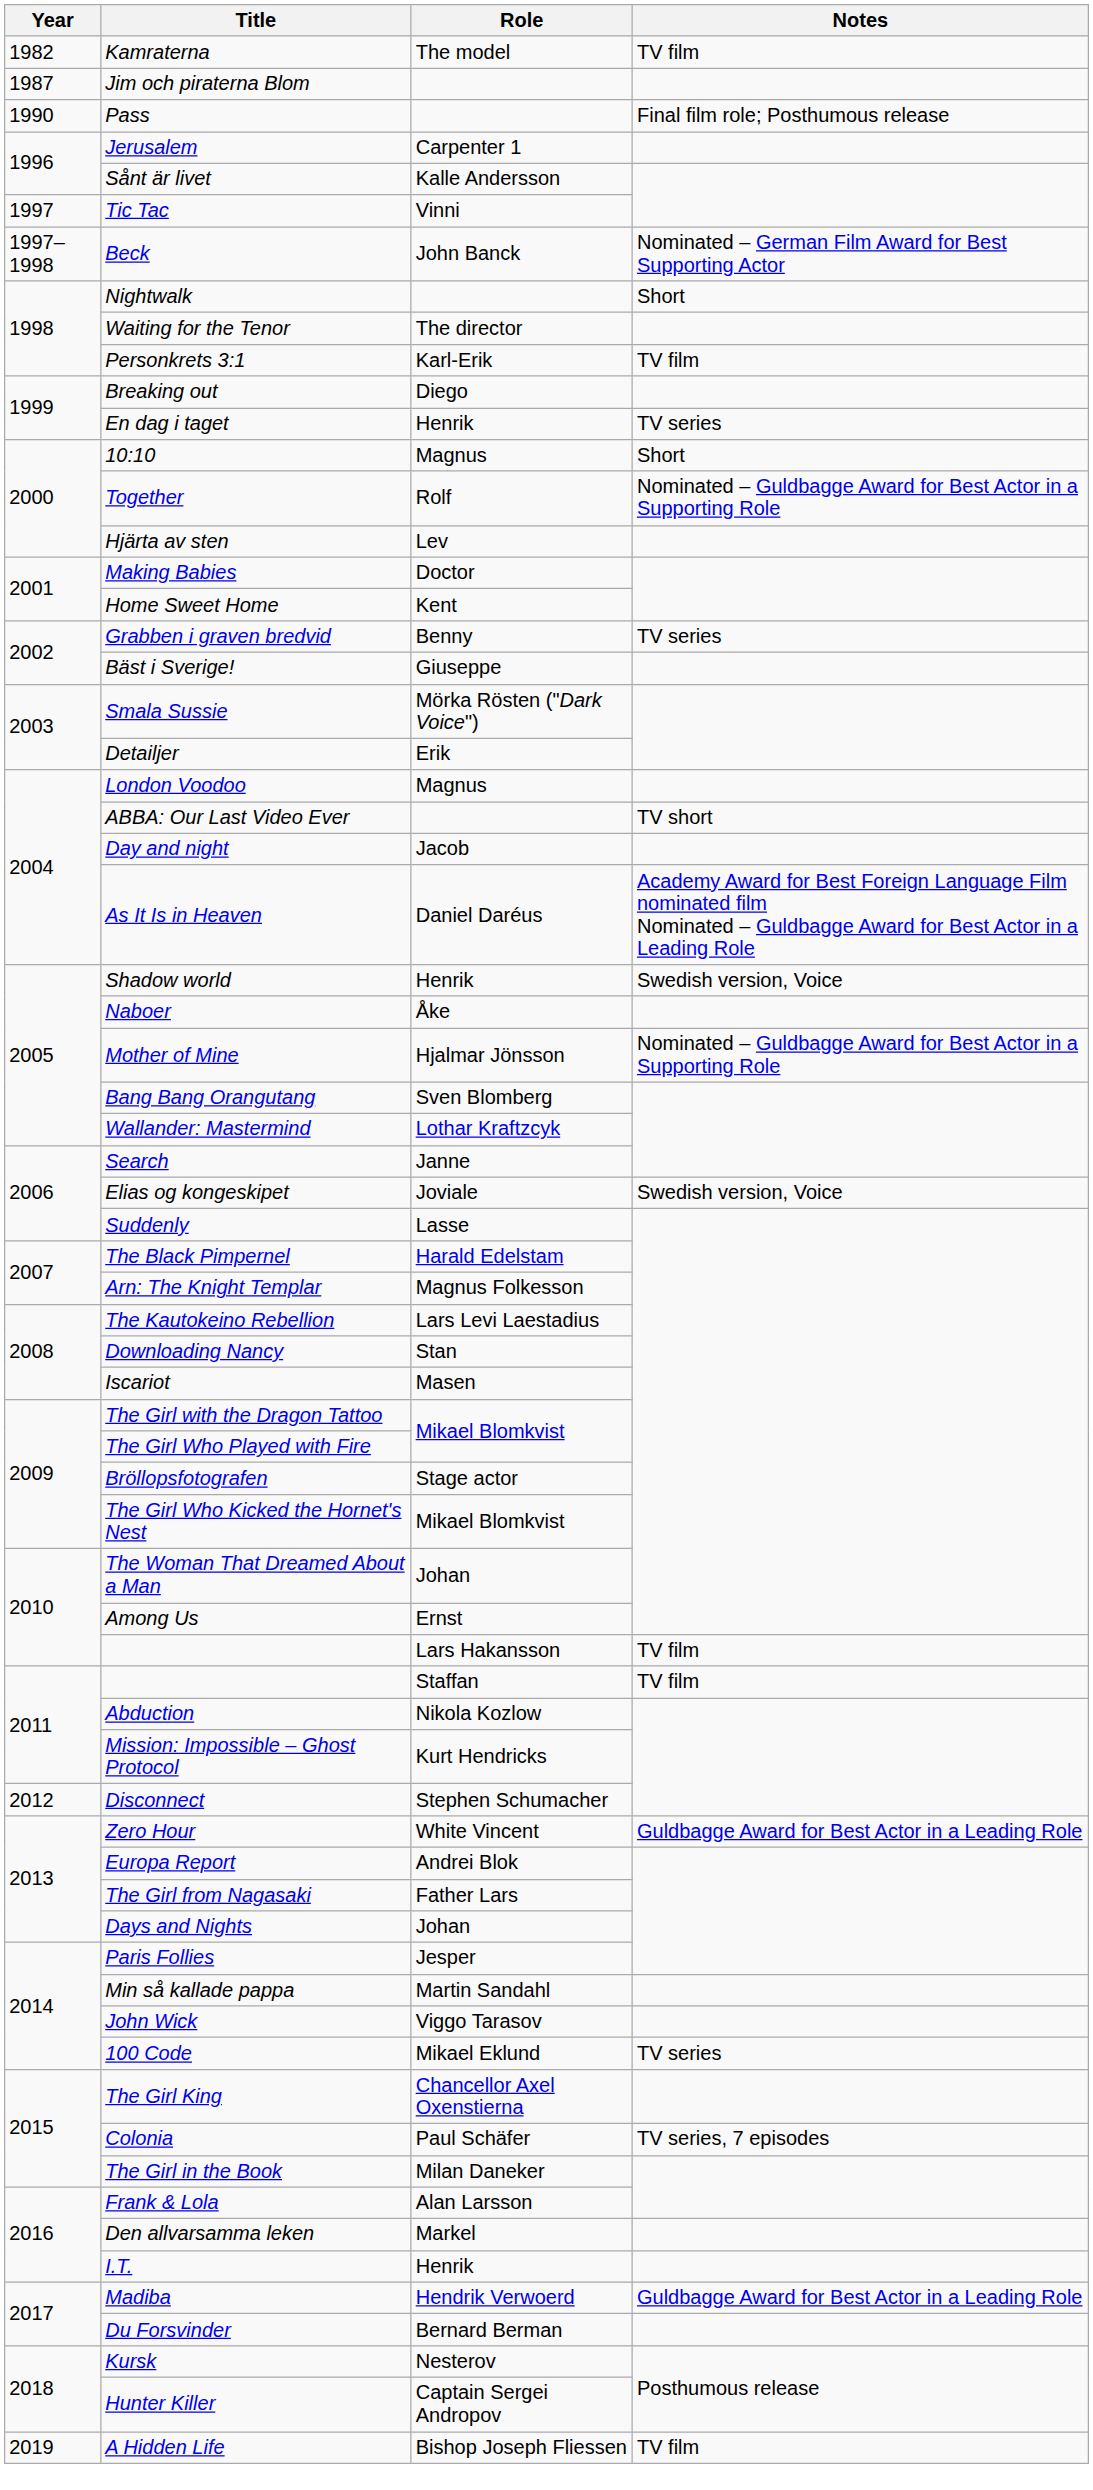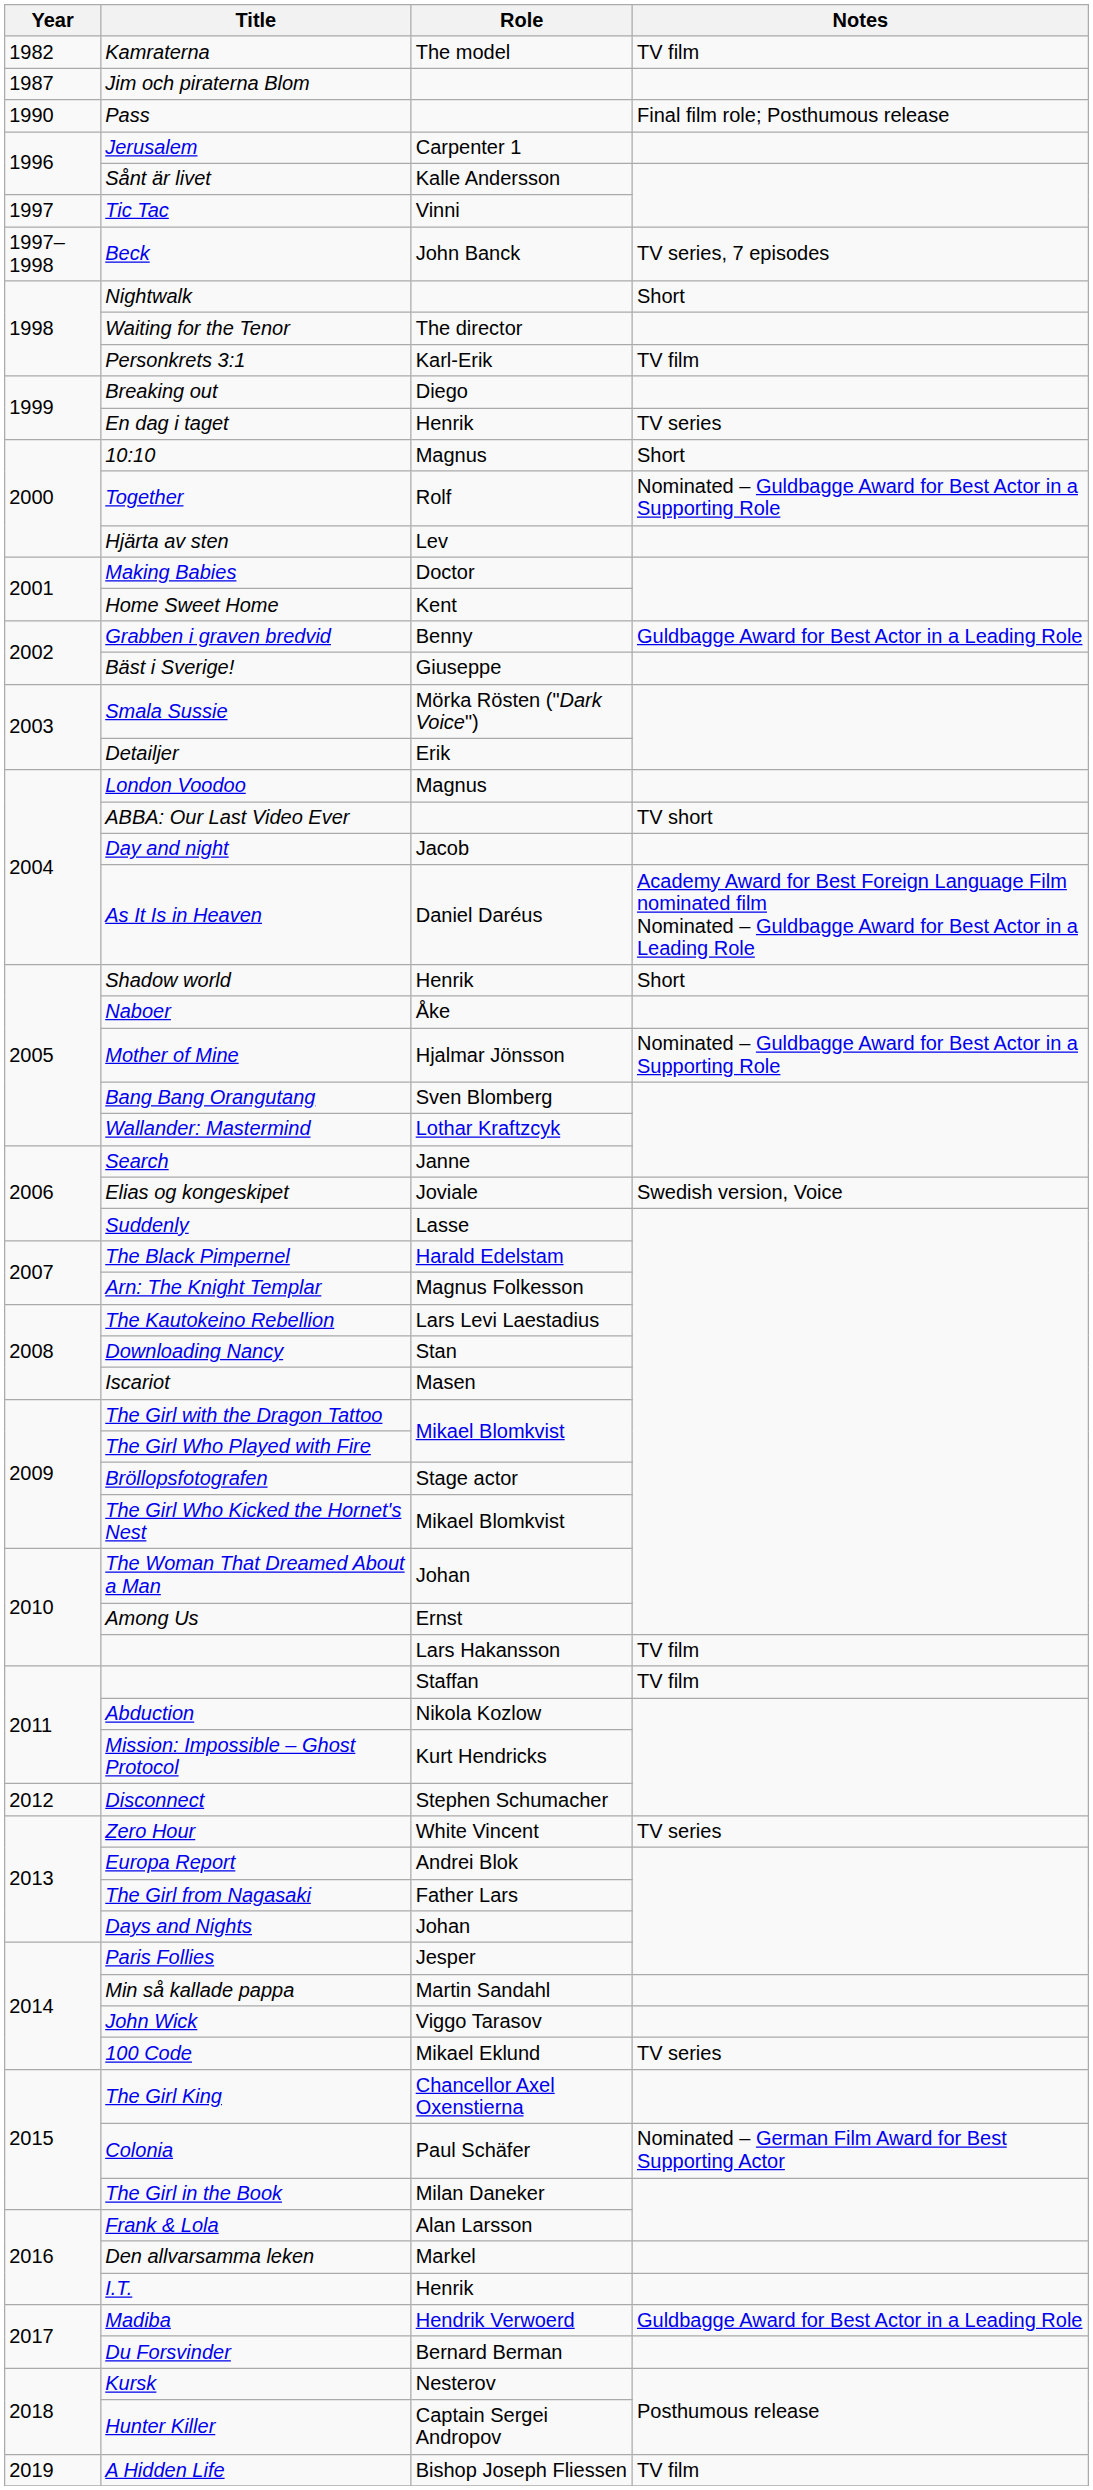(822, 253) Nominated – German Film Award for Best Supporting Actor -> (733, 253) TV series, 7 episodes
(679, 636) TV series -> (860, 636) Guldbagge Award for Best Actor in a Leading Role
(740, 980) Swedish version, Voice -> (661, 980) Short
(860, 1831) Guldbagge Award for Best Actor in a Leading Role -> (679, 1831) TV series
(733, 2139) TV series, 7 episodes -> (822, 2150) Nominated – German Film Award for Best Supporting Actor
